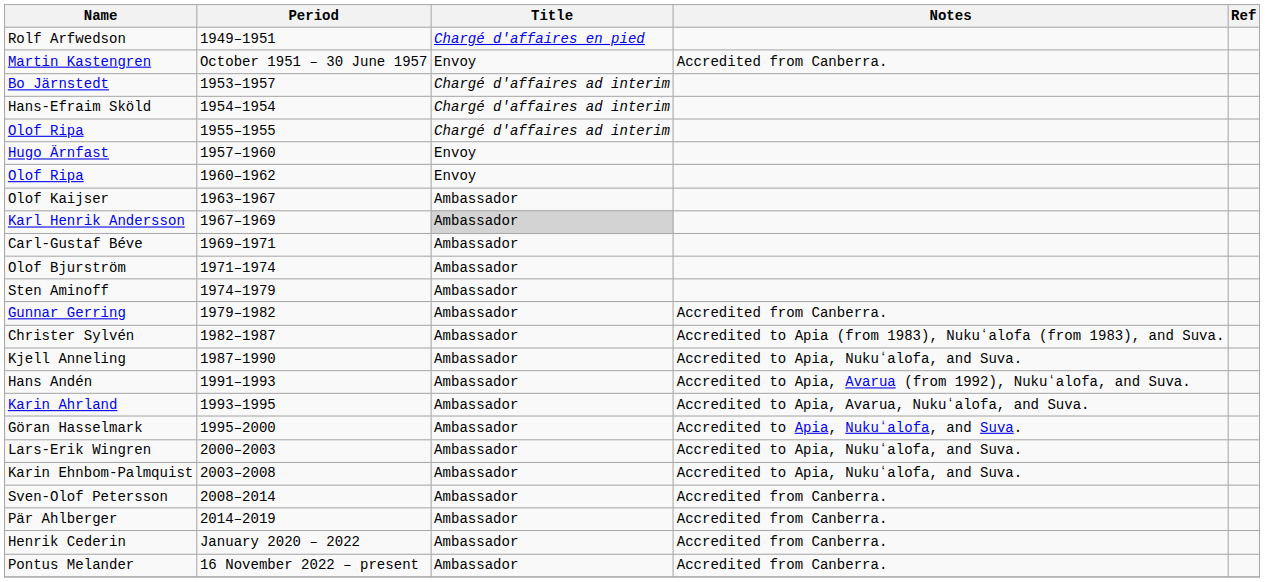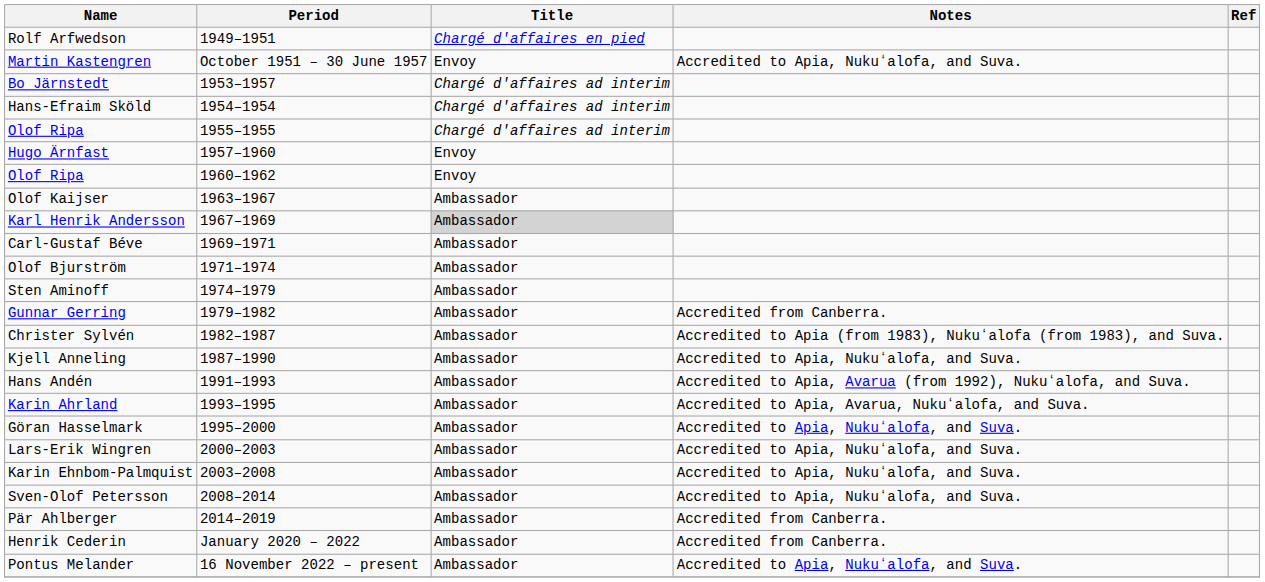(782, 62) Accredited from Canberra. -> (849, 62) Accredited to Apia, Nukuʻalofa, and Suva.
(782, 497) Accredited from Canberra. -> (849, 497) Accredited to Apia, Nukuʻalofa, and Suva.
(782, 565) Accredited from Canberra. -> (849, 565) Accredited to Apia, Nukuʻalofa, and Suva.
